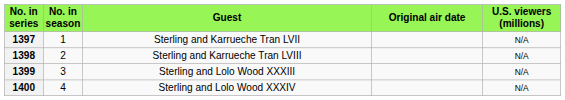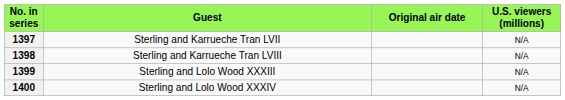- column: (63, 18)
